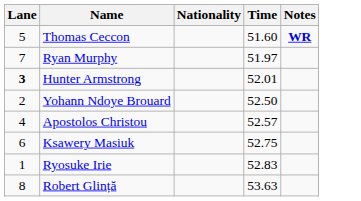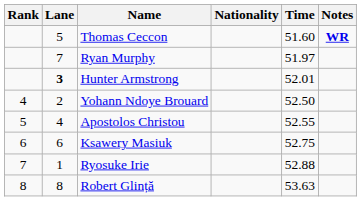+ column: (23, 15)
(262, 121) 52.57 -> (300, 121) 52.55
(262, 164) 52.83 -> (300, 164) 52.88
